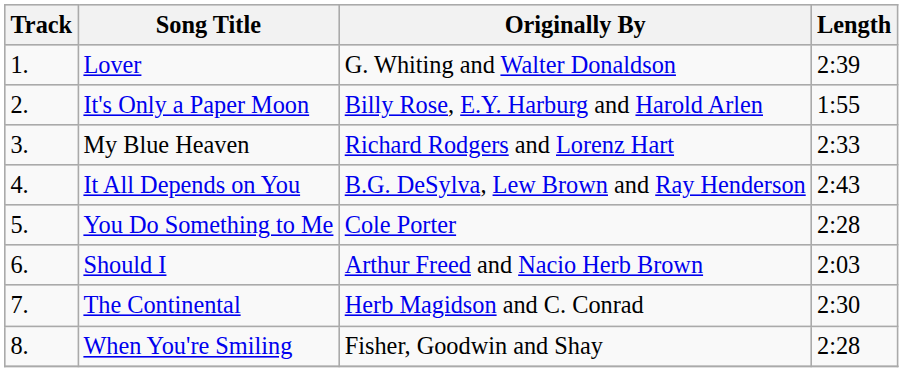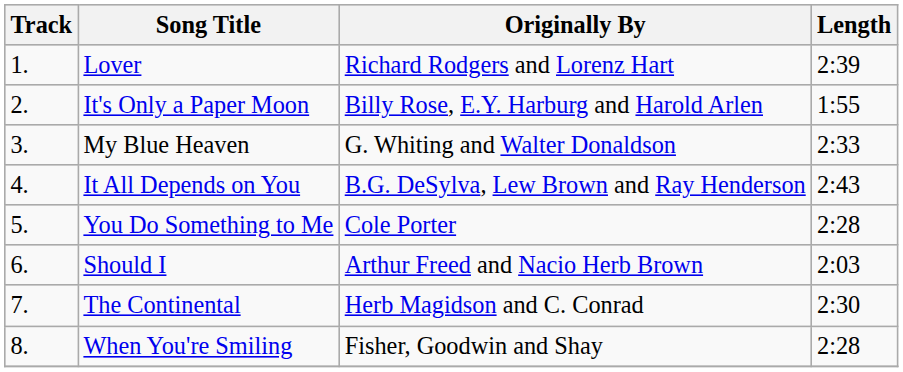(510, 64) G. Whiting and Walter Donaldson -> (509, 64) Richard Rodgers and Lorenz Hart
(509, 145) Richard Rodgers and Lorenz Hart -> (510, 145) G. Whiting and Walter Donaldson
